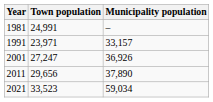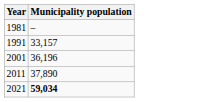- column: (66, 12)
(119, 58) 36,926 -> (44, 58) 36,196
(119, 89) normal -> (44, 89) bold
